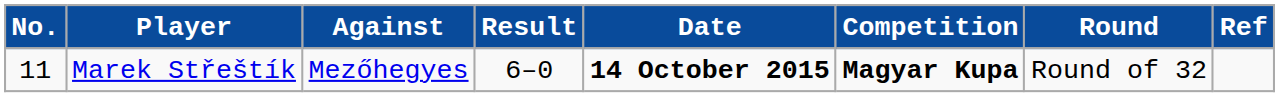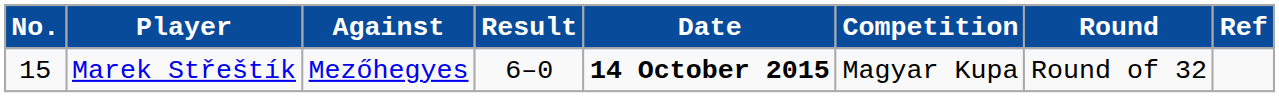(35, 70) 11 -> (35, 70) 15
(930, 70) bold -> (930, 70) normal
